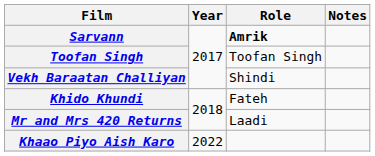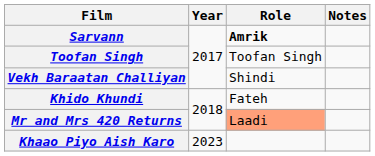(248, 120) no background -> (248, 120) lightsalmon background
(207, 141) 2022 -> (207, 141) 2023
